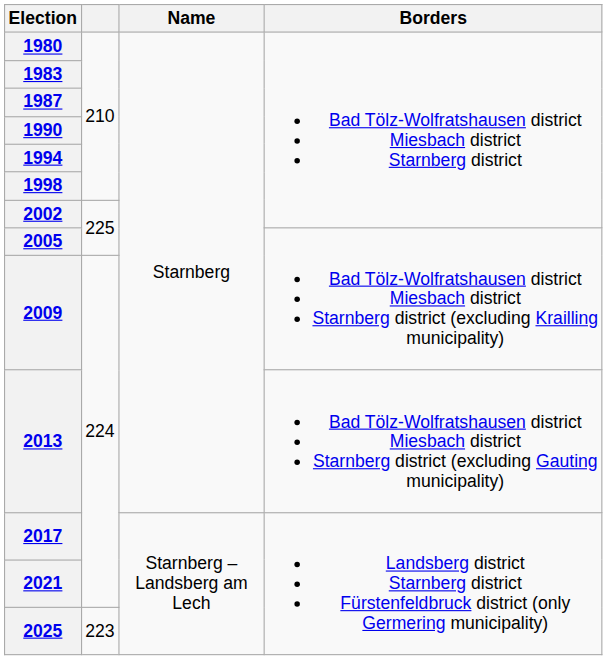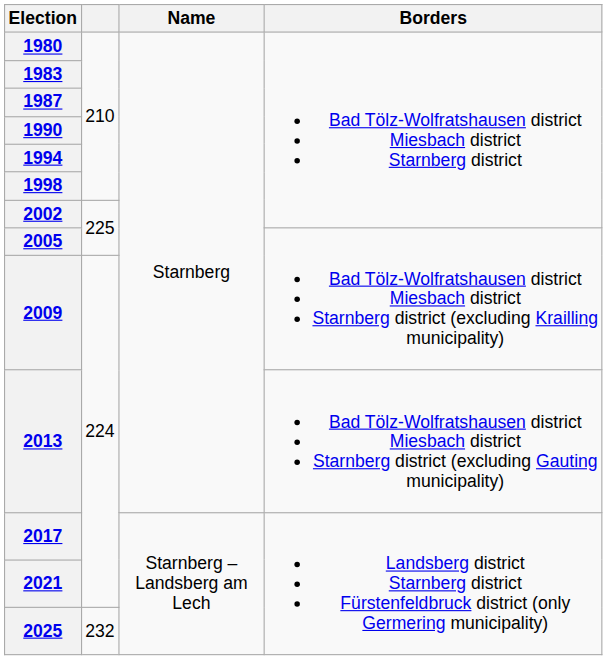(100, 631) 223 -> (100, 631) 232
